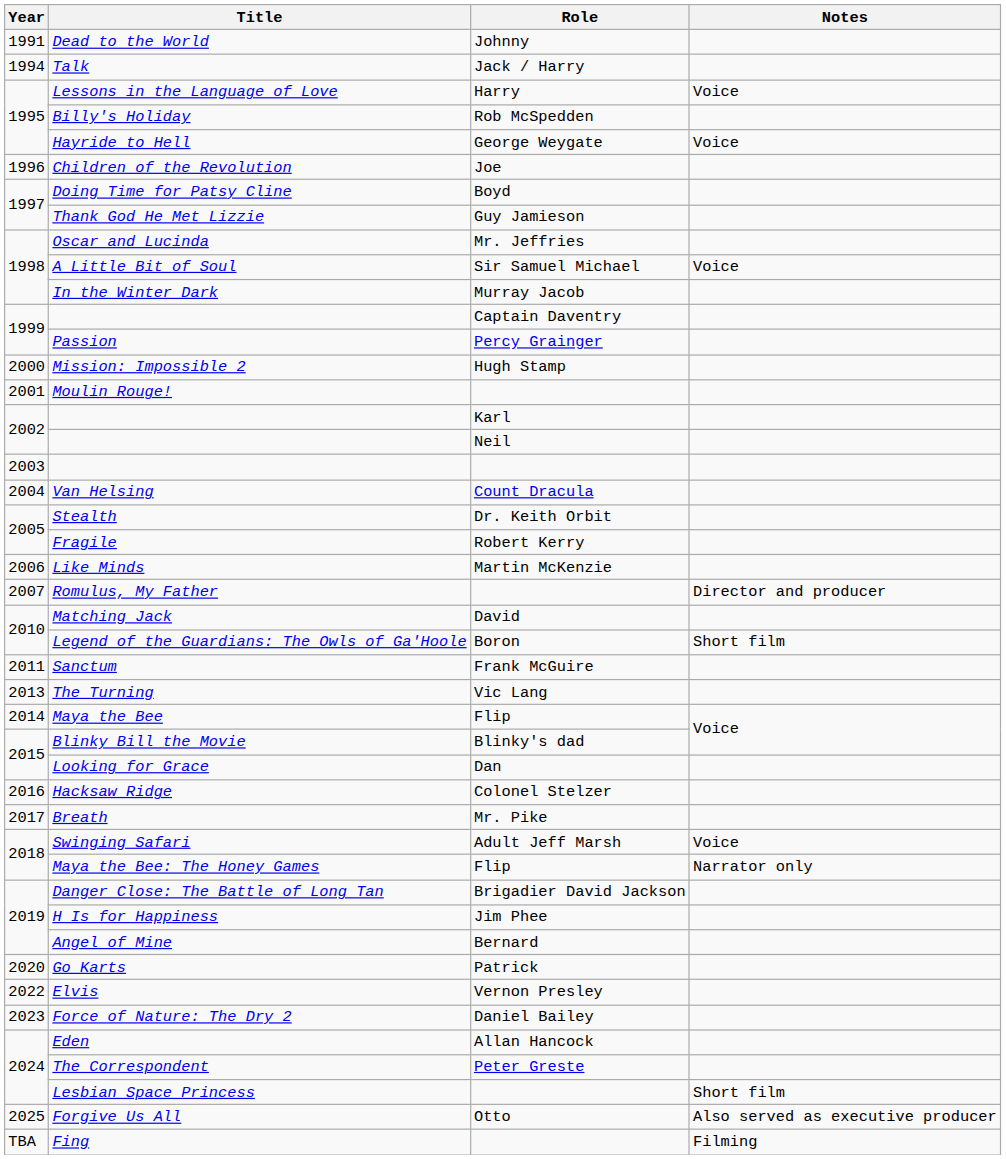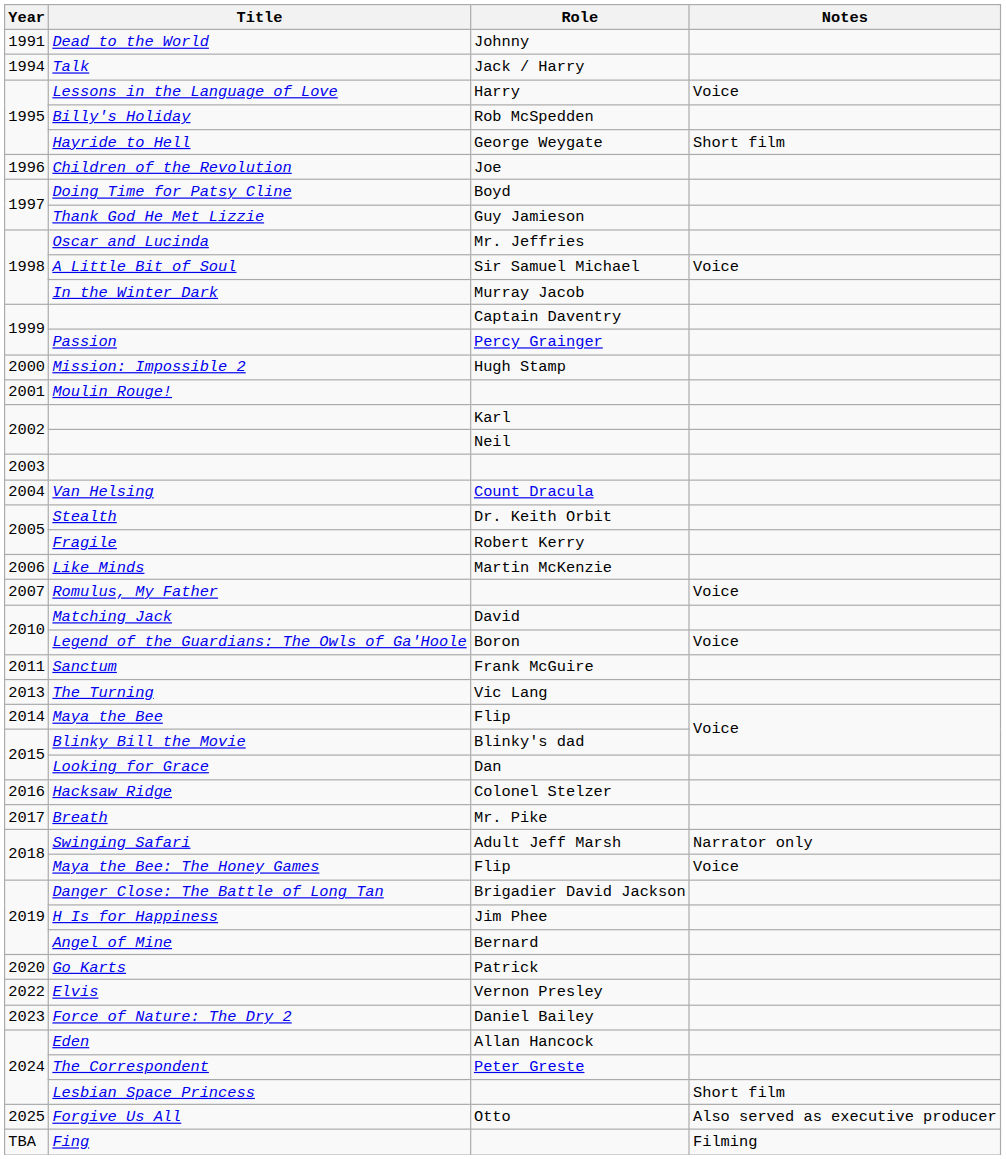(716, 142) Voice -> (739, 142) Short film
(790, 592) Director and producer -> (716, 592) Voice
(739, 642) Short film -> (716, 642) Voice
(716, 842) Voice -> (753, 842) Narrator only
(753, 867) Narrator only -> (716, 867) Voice
